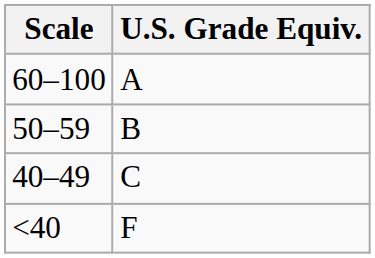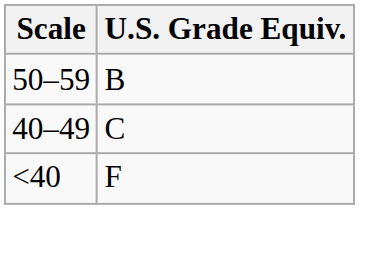- row: (59, 78)
